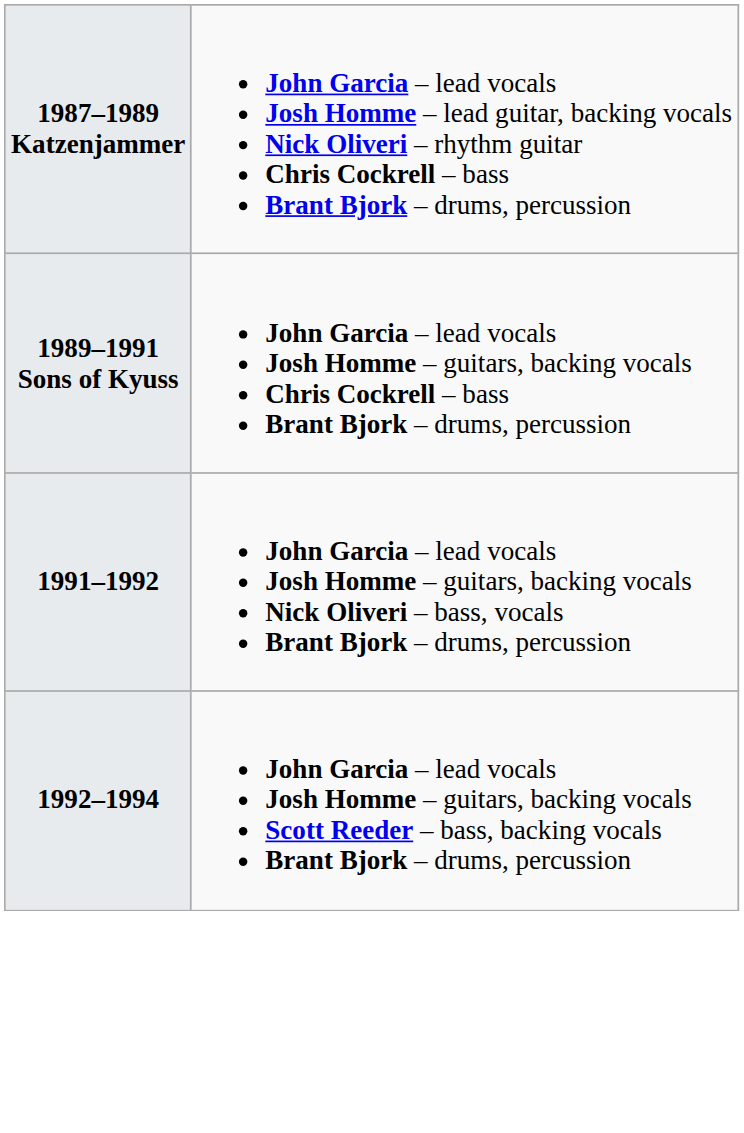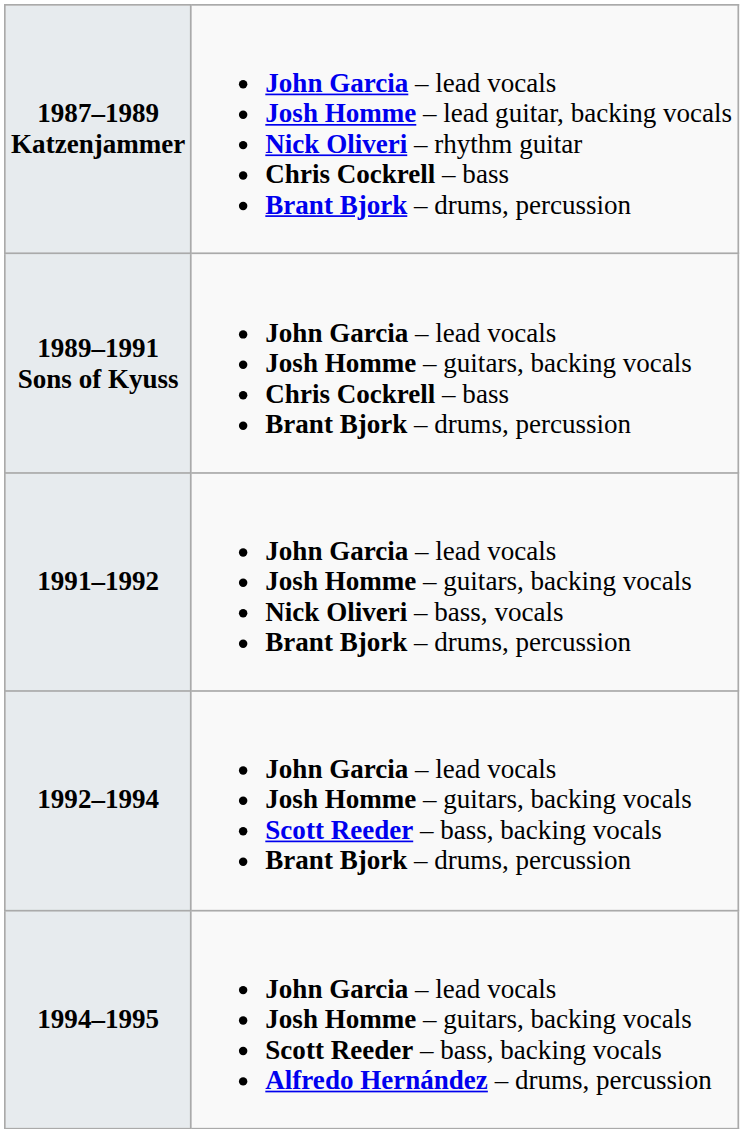+ row: (98, 1018)
